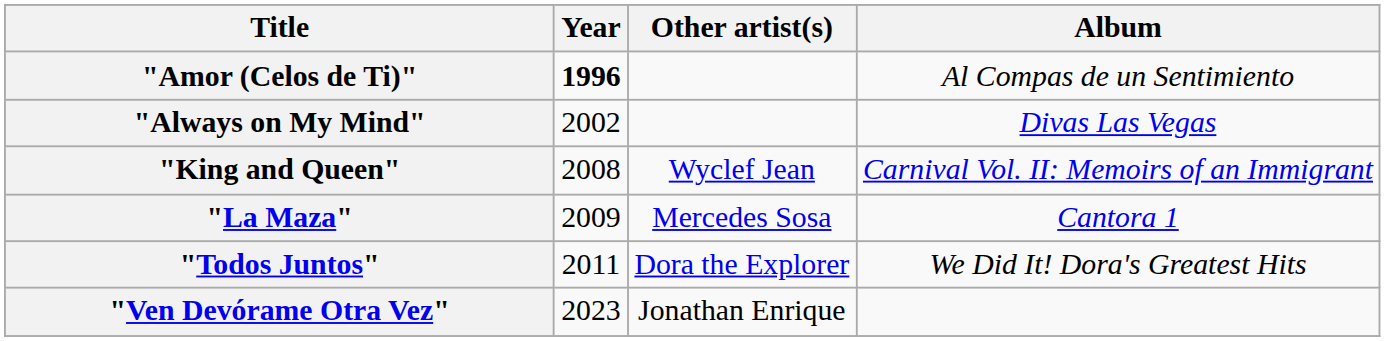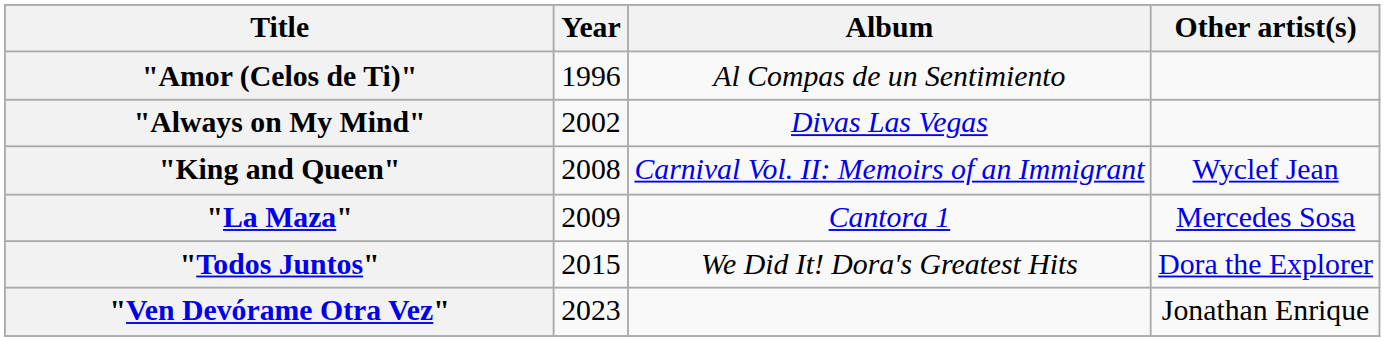columns swapped: (742, 28) <-> (1118, 28)
(591, 75) bold -> (591, 75) normal
(591, 264) 2011 -> (591, 264) 2015
